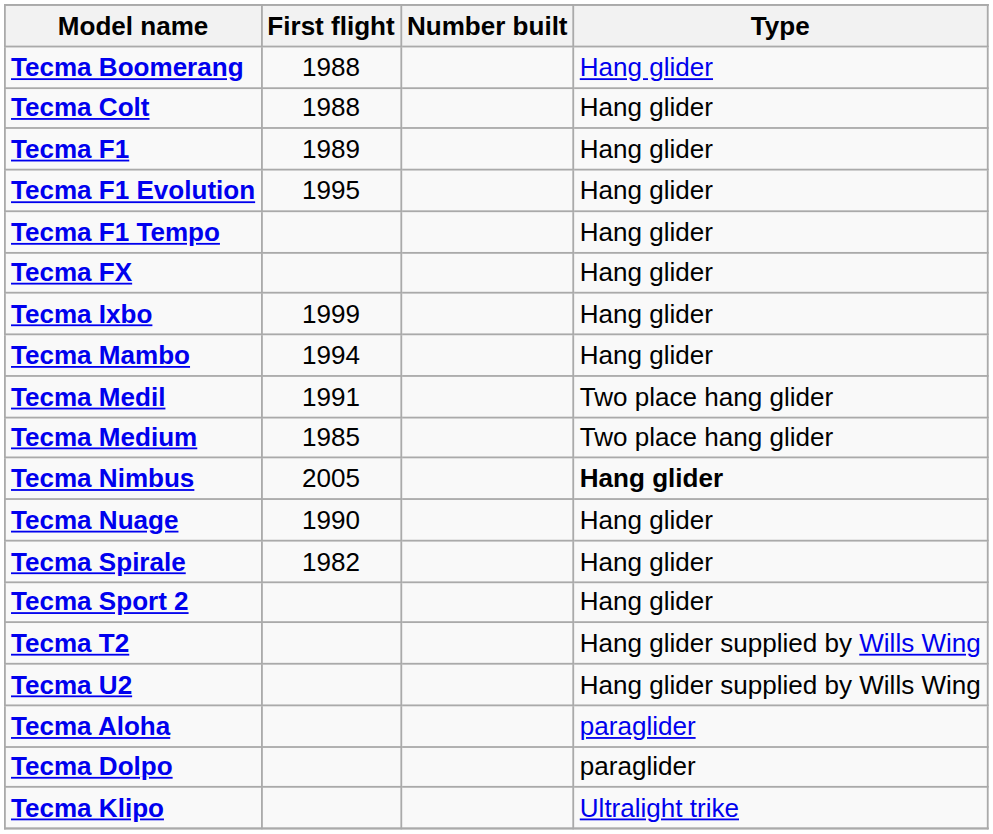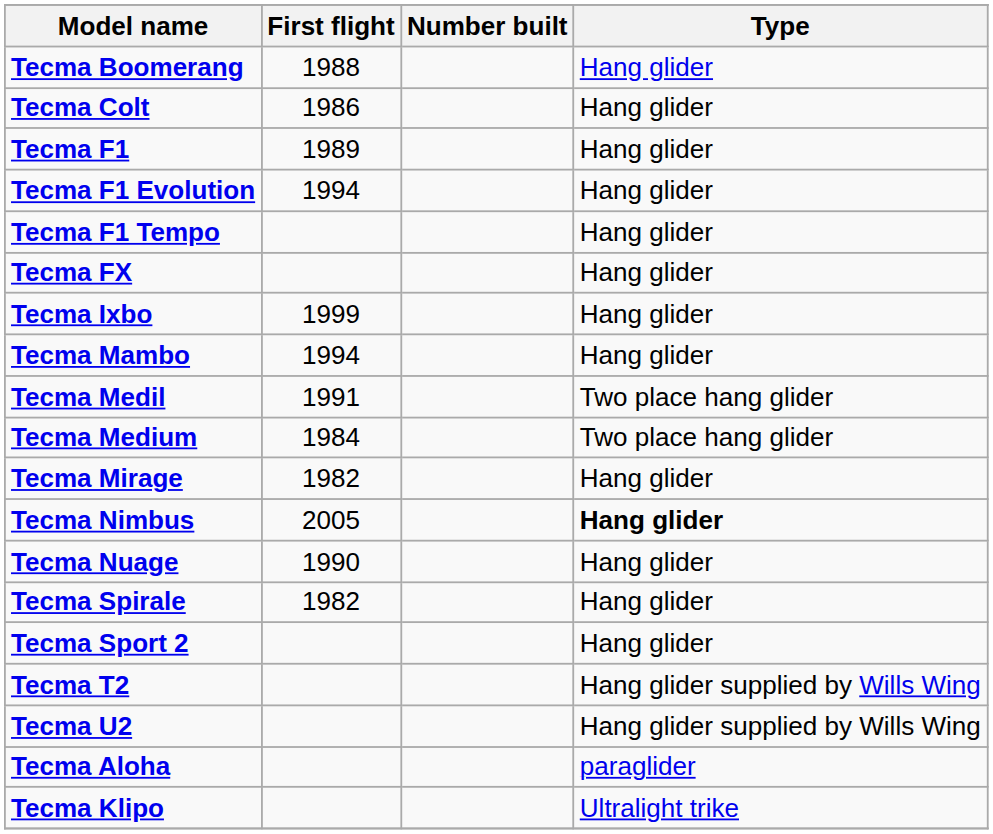(331, 108) 1988 -> (331, 108) 1986
(331, 191) 1995 -> (331, 191) 1994
(331, 438) 1985 -> (331, 438) 1984
+ row: (97, 479)
- row: (92, 767)
